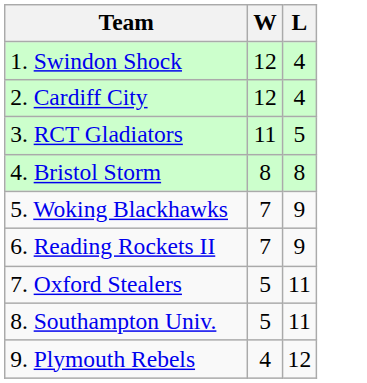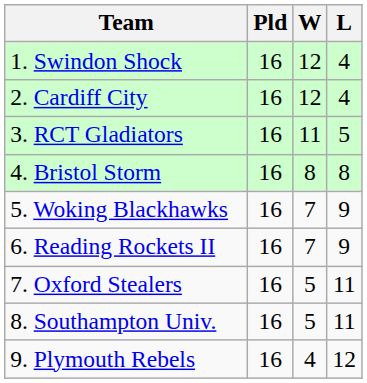+ column: (270, 23)
